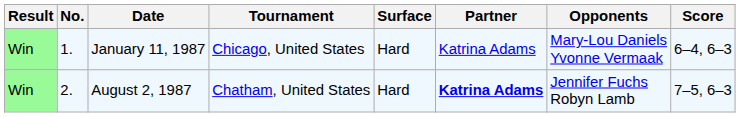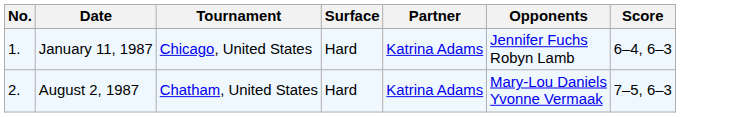- column: (31, 16)
(609, 48) Mary-Lou Daniels Yvonne Vermaak -> (539, 48) Jennifer Fuchs Robyn Lamb
(491, 90) bold -> (435, 90) normal
(599, 90) Jennifer Fuchs Robyn Lamb -> (548, 90) Mary-Lou Daniels Yvonne Vermaak
